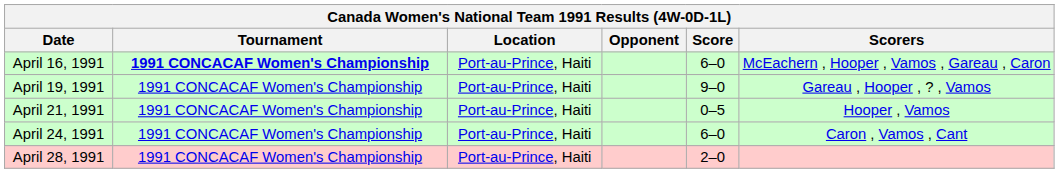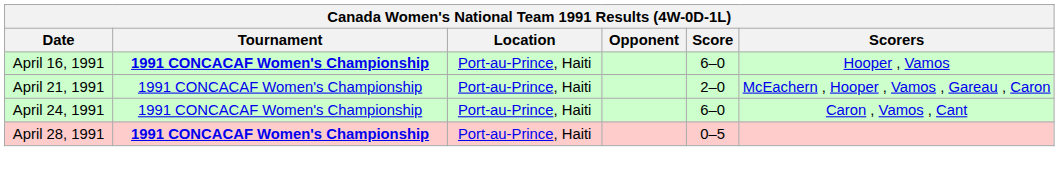(897, 63) McEachern , Hooper , Vamos , Gareau , Caron -> (897, 63) Hooper , Vamos
- row: (59, 87)
(713, 110) 0–5 -> (713, 87) 2–0
(897, 110) Hooper , Vamos -> (897, 87) McEachern , Hooper , Vamos , Gareau , Caron
(280, 157) normal -> (280, 134) bold
(713, 157) 2–0 -> (713, 134) 0–5
